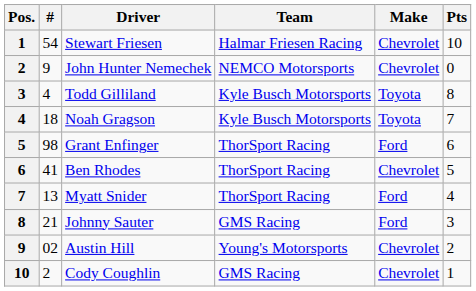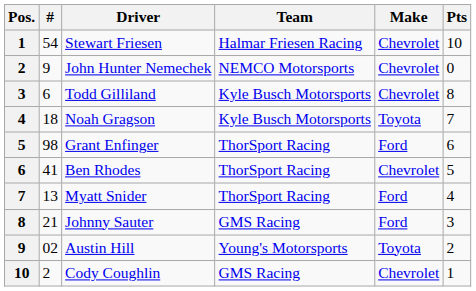(46, 94) 4 -> (46, 94) 6
(400, 94) Toyota -> (409, 94) Chevrolet
(409, 247) Chevrolet -> (400, 247) Toyota
